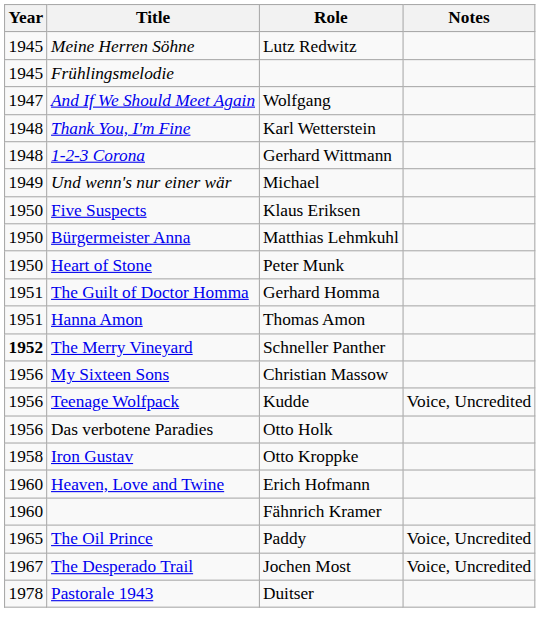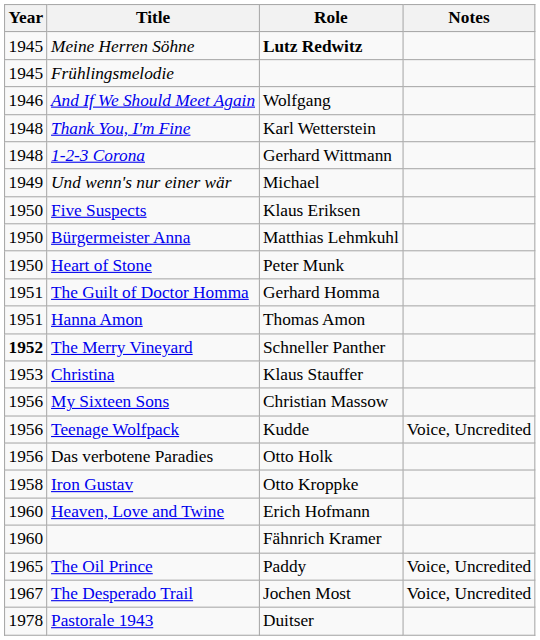(310, 45) normal -> (313, 45) bold
(26, 100) 1947 -> (26, 100) 1946
+ row: (83, 374)
